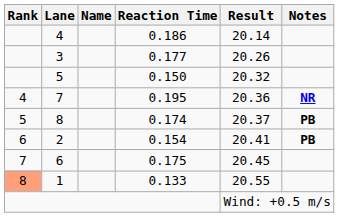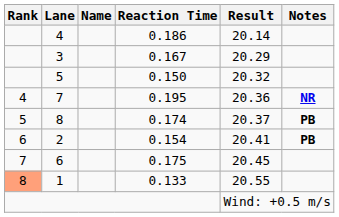(168, 56) 0.177 -> (168, 56) 0.167
(251, 56) 20.26 -> (251, 56) 20.29
